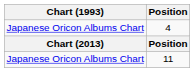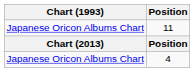rows swapped: (168, 28) <-> (168, 59)
